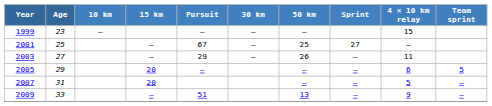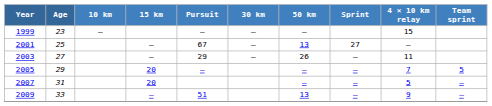(304, 45) 25 -> (304, 45) 13
(408, 70) 6 -> (408, 70) 7
